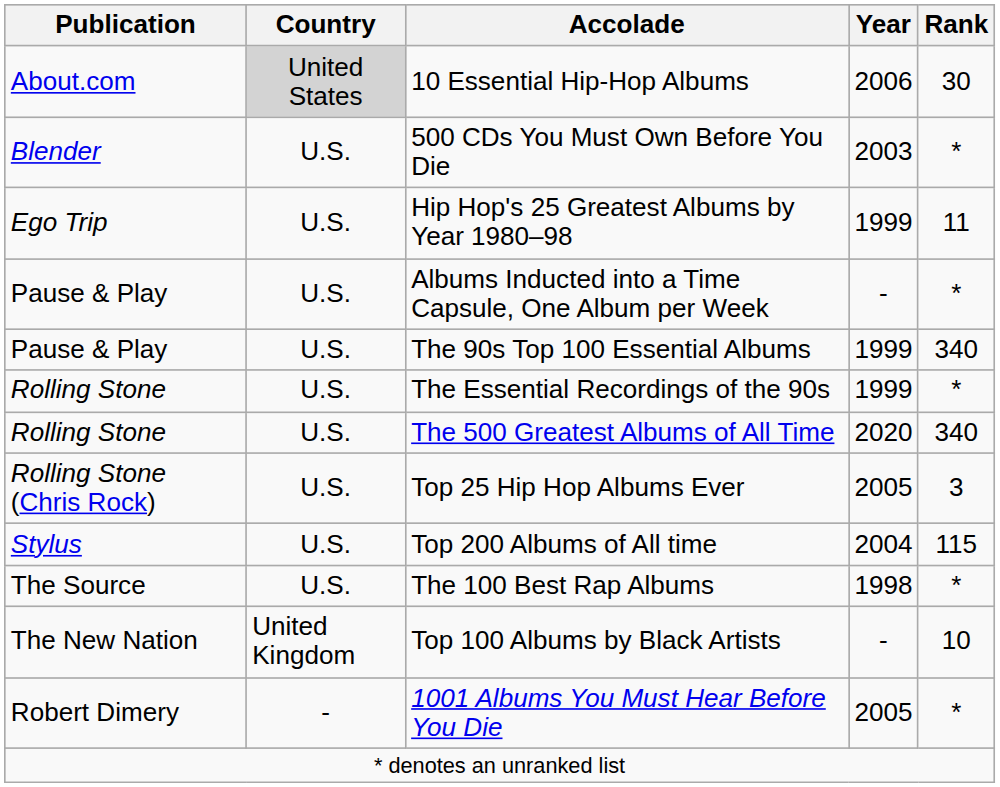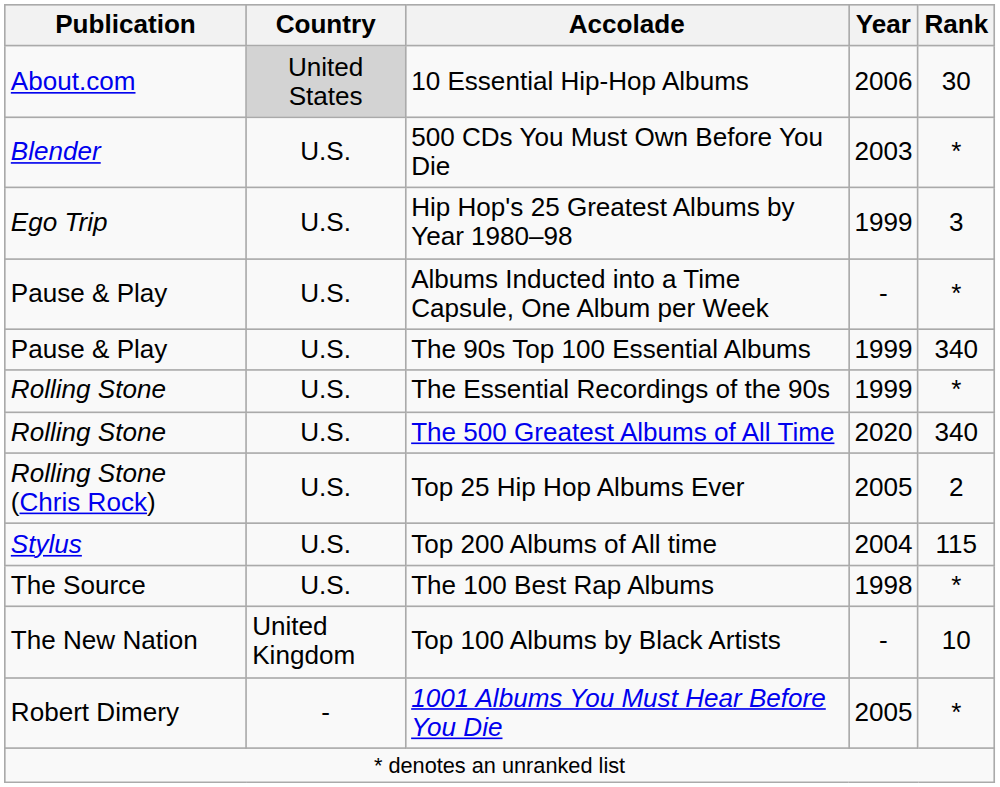(956, 222) 11 -> (956, 222) 3
(956, 488) 3 -> (956, 488) 2
